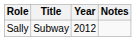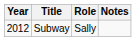columns swapped: (85, 12) <-> (18, 12)
